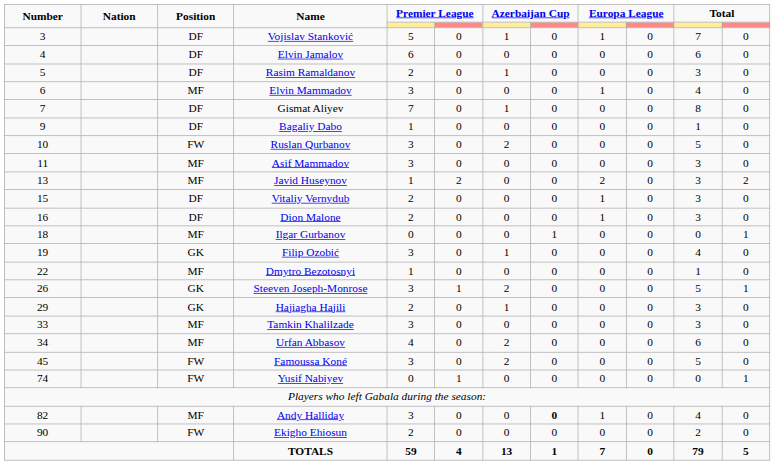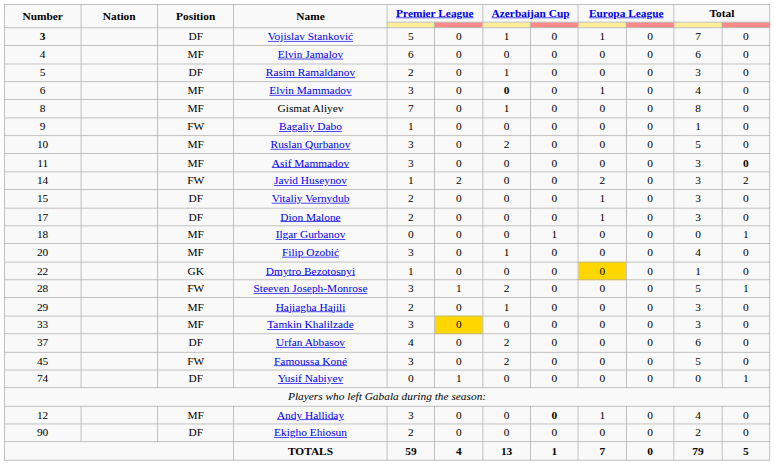(43, 36) normal -> (43, 36) bold
(196, 54) DF -> (196, 54) MF
(507, 90) normal -> (507, 90) bold
(43, 108) 7 -> (43, 108) 8
(196, 108) DF -> (196, 108) MF
(196, 126) DF -> (196, 126) FW
(196, 144) FW -> (196, 144) MF
(746, 162) normal -> (746, 162) bold
(43, 180) 13 -> (43, 180) 14
(196, 180) MF -> (196, 180) FW
(43, 216) 16 -> (43, 216) 17
(43, 252) 19 -> (43, 252) 20
(196, 252) GK -> (196, 252) MF
(196, 270) MF -> (196, 270) GK
(602, 270) no background -> (602, 270) gold background
(43, 288) 26 -> (43, 288) 28
(196, 288) GK -> (196, 288) FW
(196, 307) GK -> (196, 307) MF
(459, 325) no background -> (459, 325) gold background
(43, 343) 34 -> (43, 343) 37
(196, 343) MF -> (196, 343) DF
(196, 379) FW -> (196, 379) DF
(43, 415) 82 -> (43, 415) 12
(196, 433) FW -> (196, 433) DF
